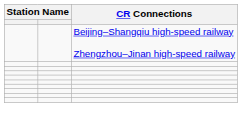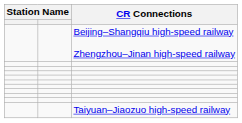+ row: (21, 110)
